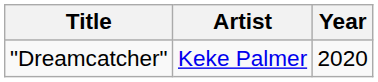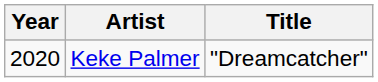columns swapped: (343, 22) <-> (89, 22)
